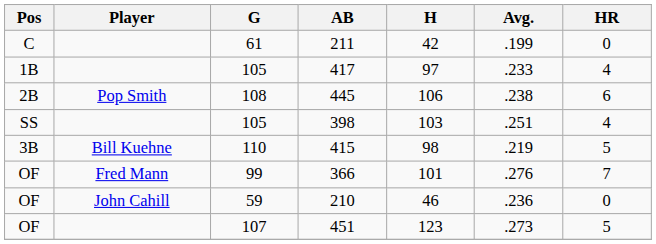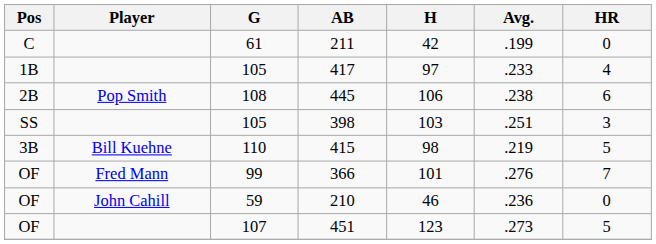(607, 122) 4 -> (607, 122) 3
